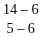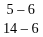rows swapped: (21, 9) <-> (21, 28)
